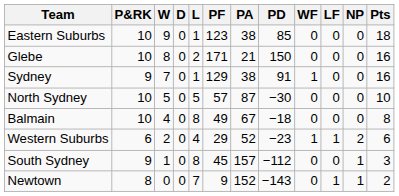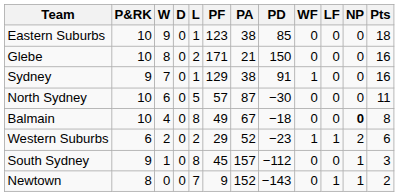(167, 98) 5 -> (167, 98) 6
(383, 98) 10 -> (384, 98) 11
(360, 118) normal -> (360, 118) bold
(196, 139) 4 -> (196, 139) 2
